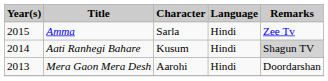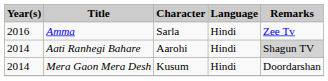(18, 31) 2015 -> (18, 31) 2016
(172, 48) Kusum -> (172, 48) Aarohi
(18, 66) 2013 -> (18, 66) 2014
(172, 66) Aarohi -> (172, 66) Kusum
